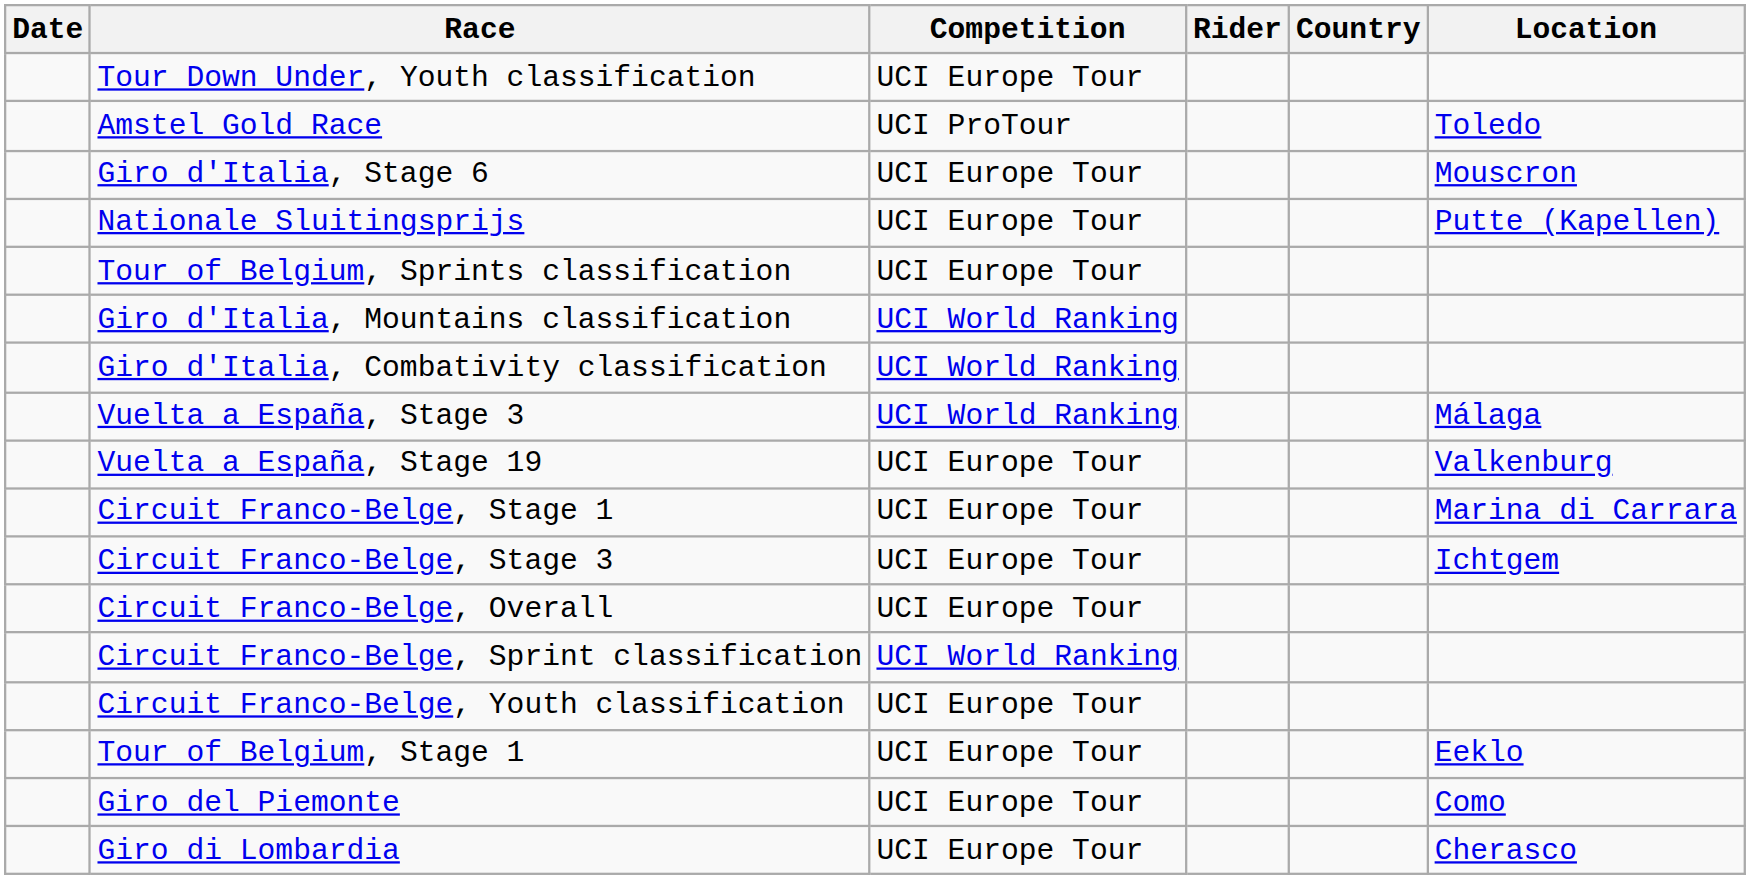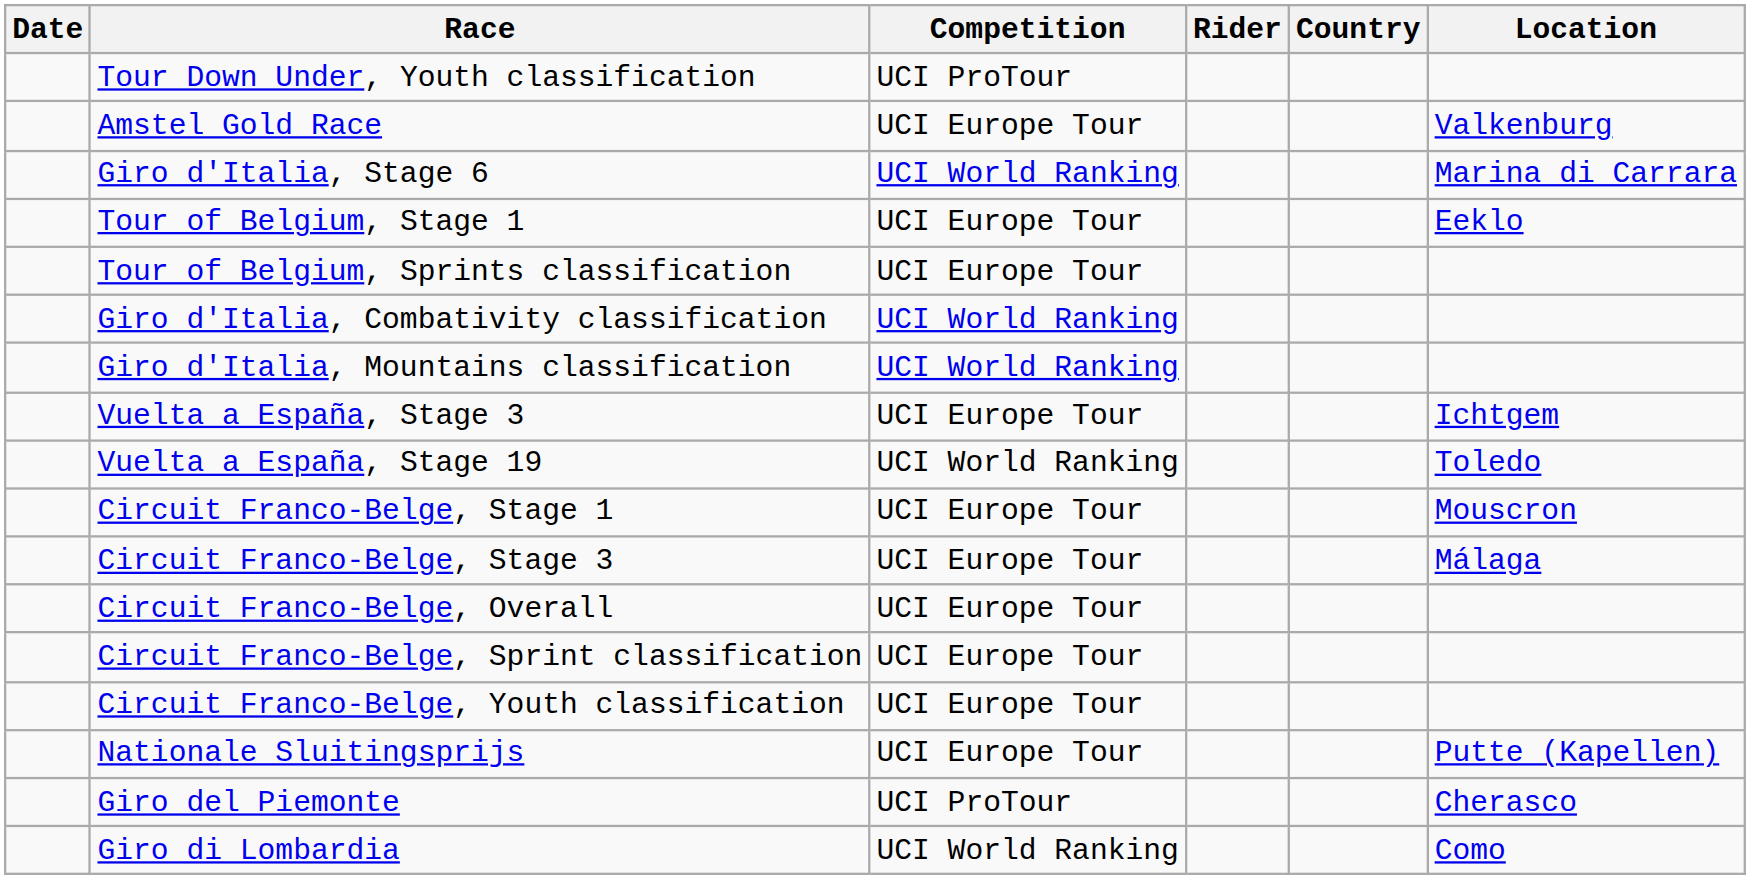(1010, 78) UCI Europe Tour -> (974, 78) UCI ProTour
(974, 126) UCI ProTour -> (1010, 126) UCI Europe Tour
(1488, 126) Toledo -> (1524, 126) Valkenburg
(1010, 174) UCI Europe Tour -> (1028, 174) UCI World Ranking
(1506, 174) Mouscron -> (1586, 174) Marina di Carrara
rows swapped: (311, 754) <-> (311, 223)
rows swapped: (444, 319) <-> (462, 367)
(1028, 416) UCI World Ranking -> (1010, 416) UCI Europe Tour
(1488, 416) Málaga -> (1497, 416) Ichtgem
(1010, 464) UCI Europe Tour -> (1028, 464) UCI World Ranking
(1524, 464) Valkenburg -> (1488, 464) Toledo
(1586, 512) Marina di Carrara -> (1506, 512) Mouscron
(1497, 561) Ichtgem -> (1488, 561) Málaga
(1028, 657) UCI World Ranking -> (1010, 657) UCI Europe Tour
(1010, 802) UCI Europe Tour -> (974, 802) UCI ProTour
(1470, 802) Como -> (1506, 802) Cherasco
(1010, 851) UCI Europe Tour -> (1028, 851) UCI World Ranking
(1506, 851) Cherasco -> (1470, 851) Como
